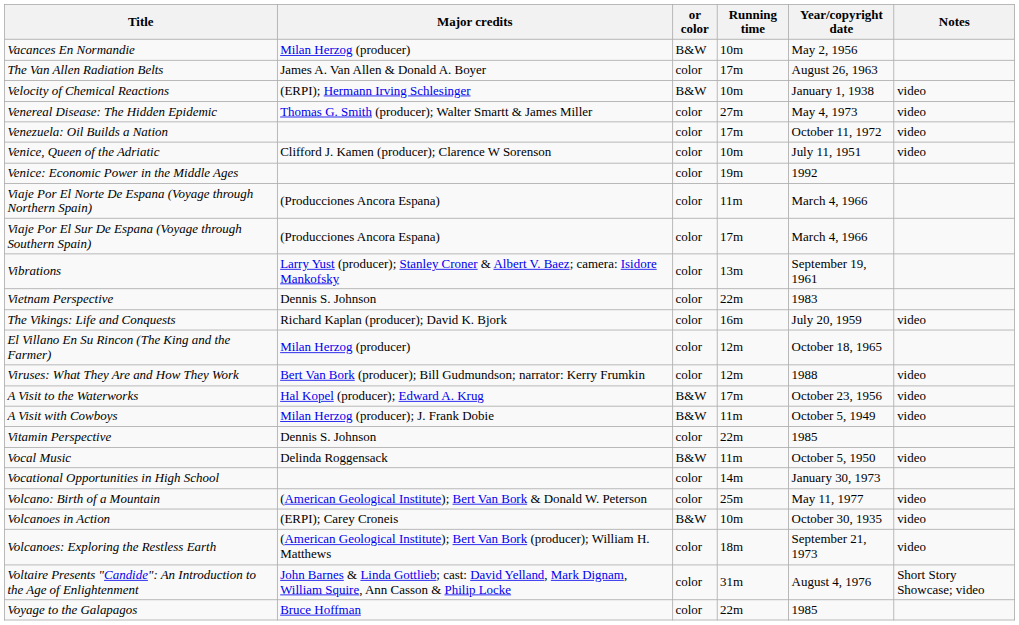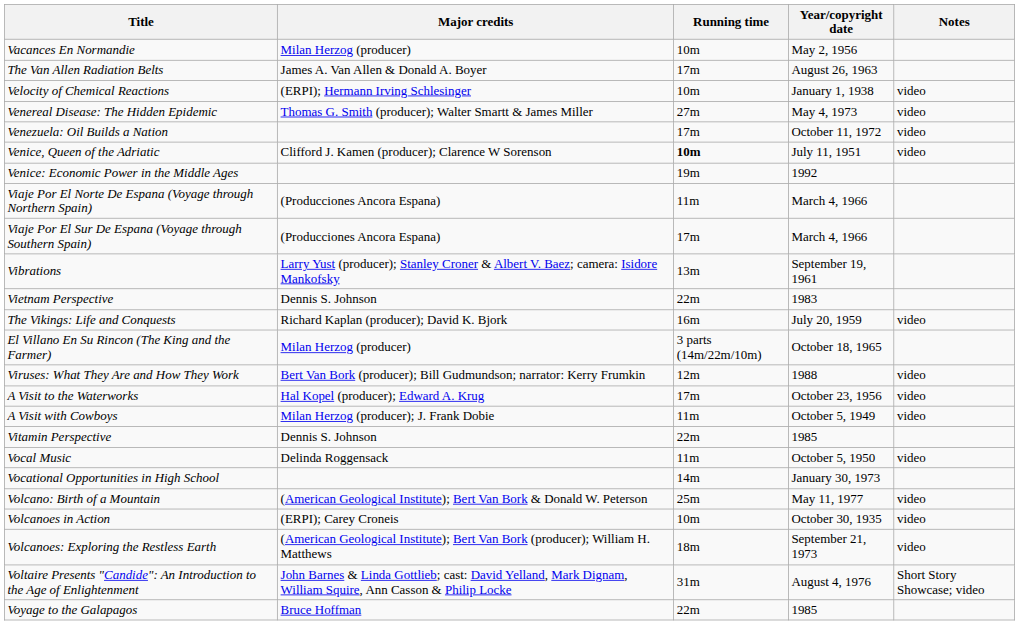- column: (695, 22)
(732, 152) normal -> (689, 152) bold
(732, 347) 12m -> (719, 347) 3 parts (14m/22m/10m)
